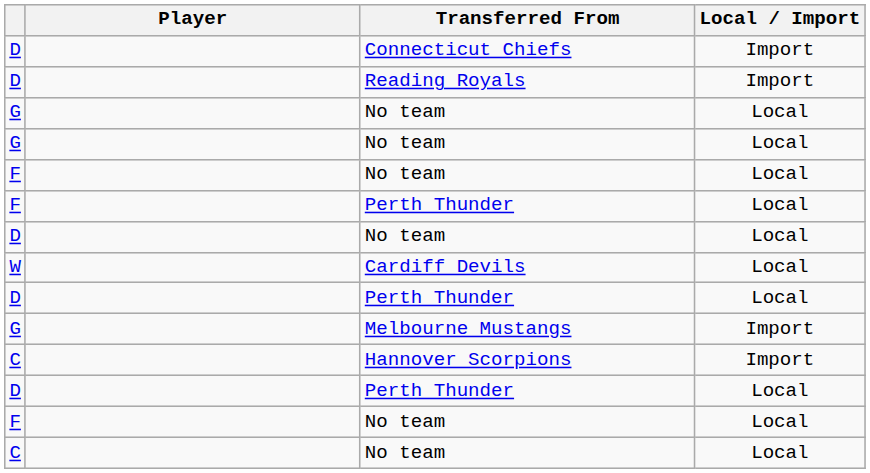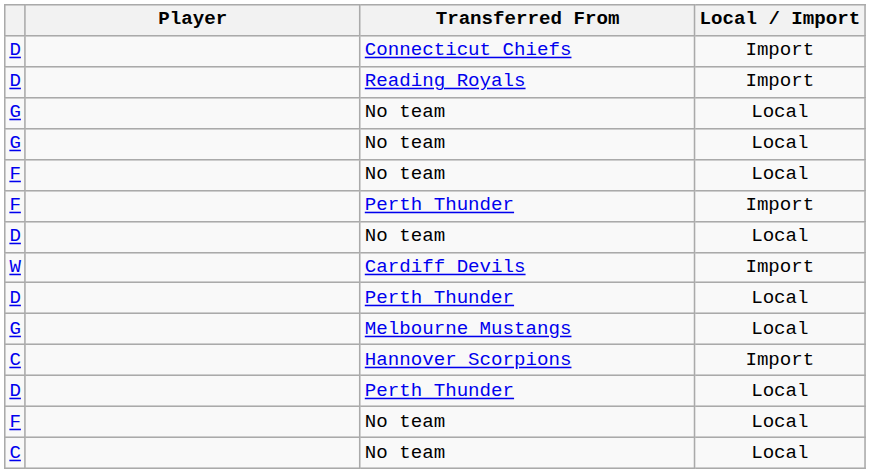(780, 206) Local -> (780, 206) Import
(780, 268) Local -> (780, 268) Import
(780, 330) Import -> (780, 330) Local
